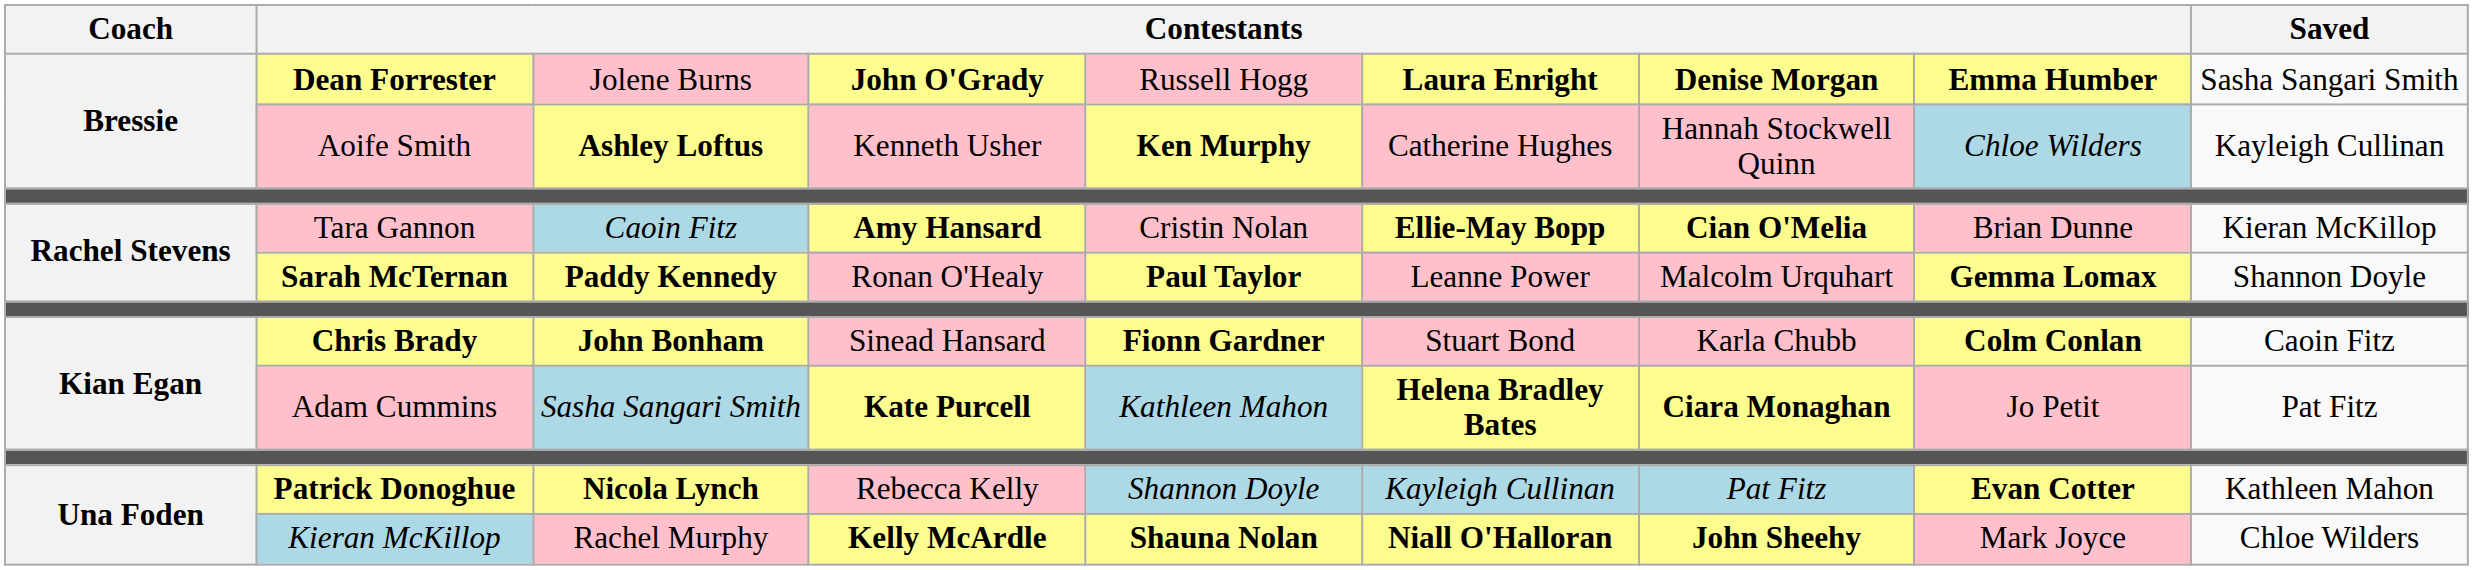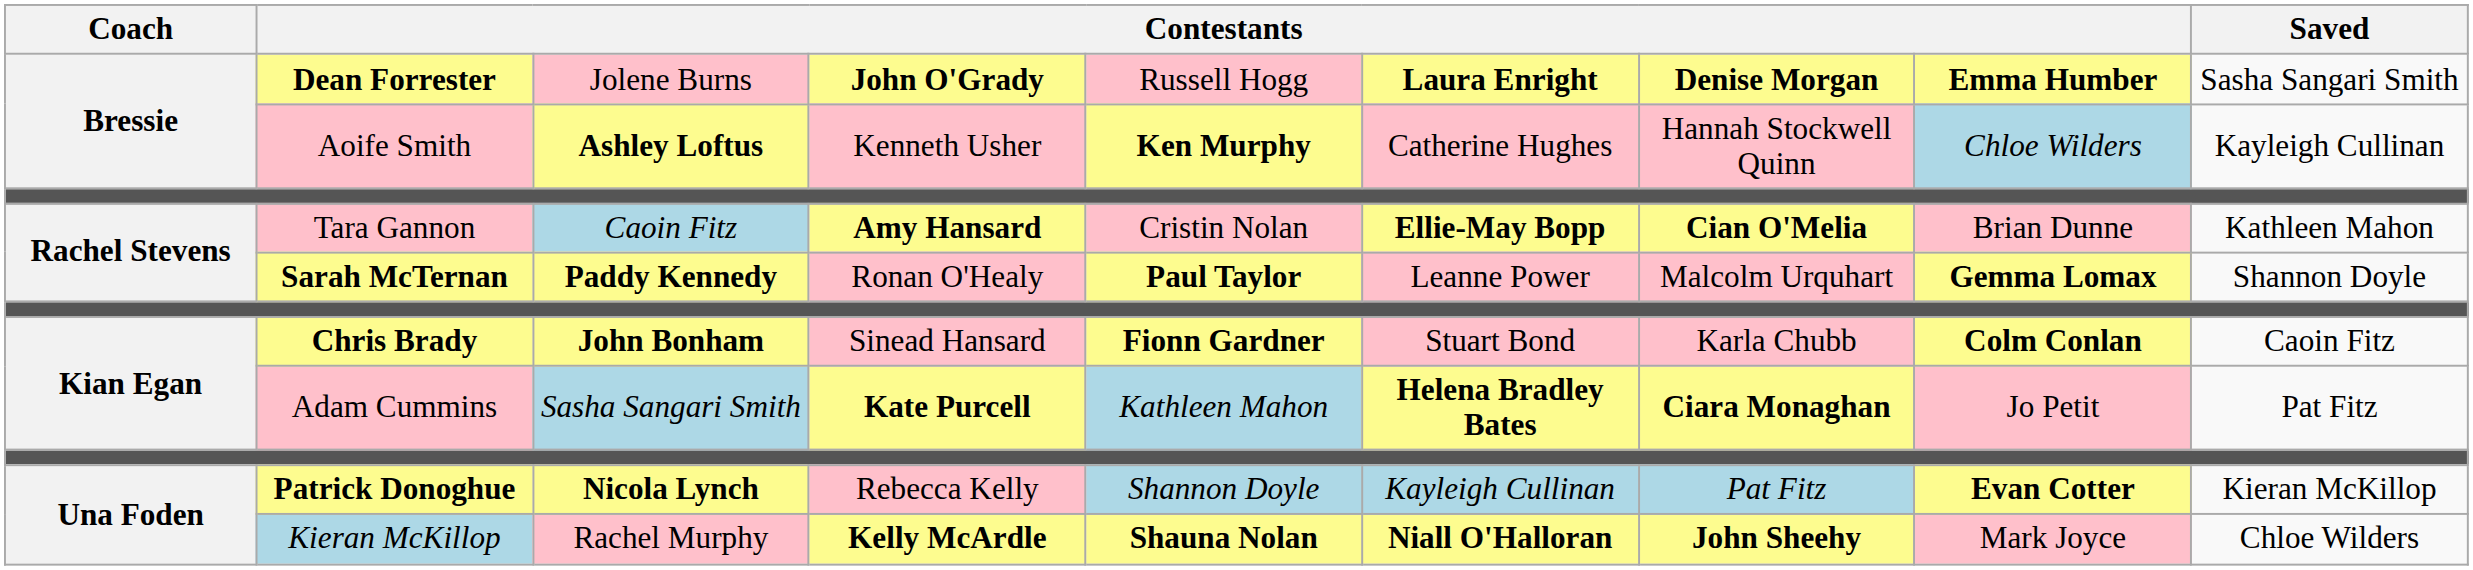(2329, 227) Kieran McKillop -> (2329, 227) Kathleen Mahon
(2329, 488) Kathleen Mahon -> (2329, 488) Kieran McKillop
